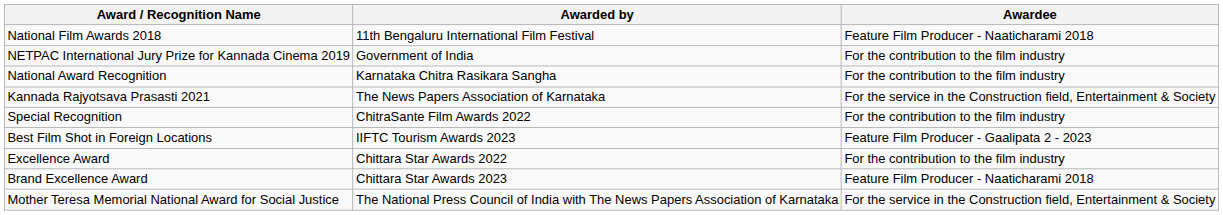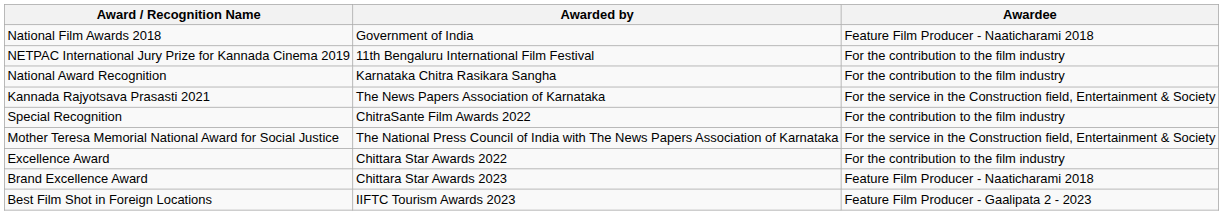(475, 35) 11th Bengaluru International Film Festival -> (415, 35) Government of India
(415, 55) Government of India -> (475, 55) 11th Bengaluru International Film Festival
rows swapped: (173, 199) <-> (110, 138)
